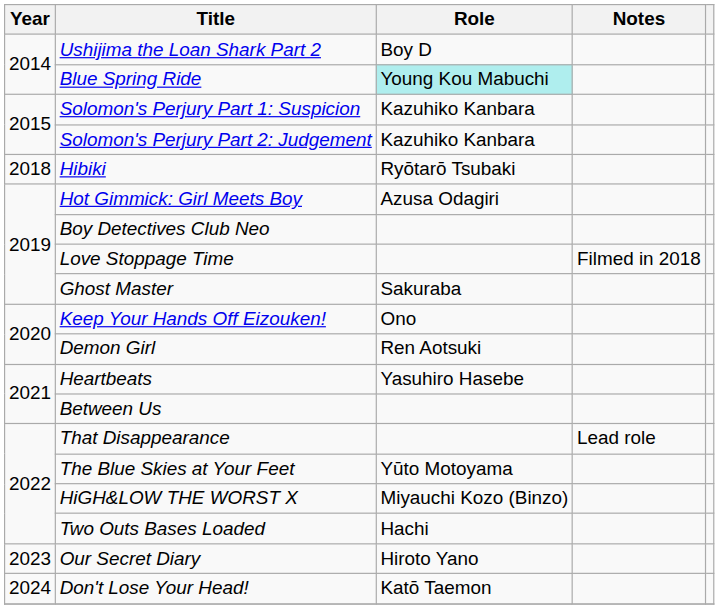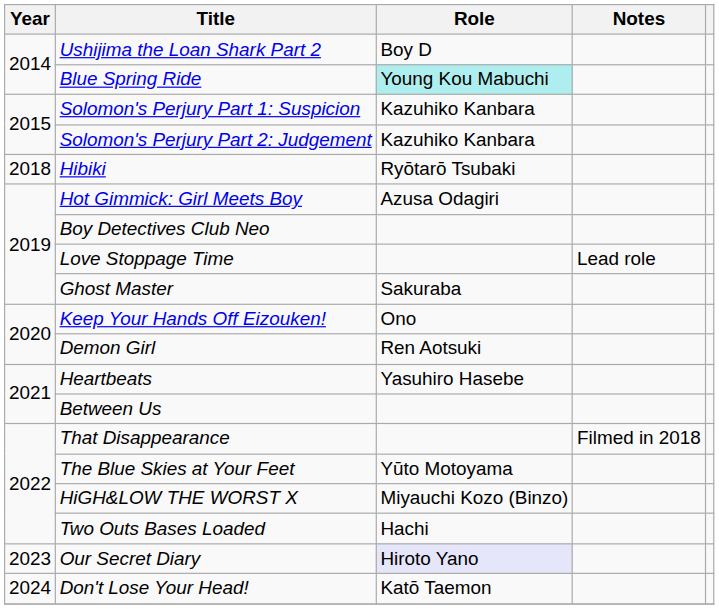(639, 259) Filmed in 2018 -> (616, 259) Lead role
(616, 438) Lead role -> (639, 438) Filmed in 2018
(429, 558) no background -> (429, 558) lavender background
